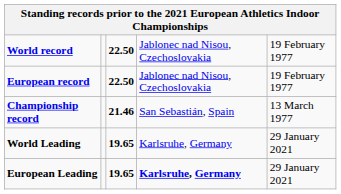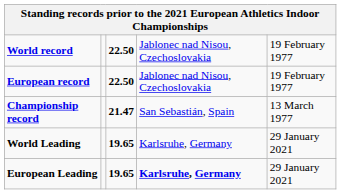(121, 112) 21.46 -> (121, 112) 21.47
